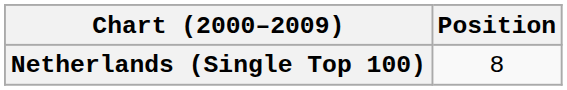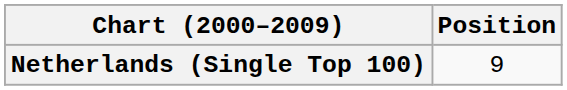(497, 65) 8 -> (497, 65) 9
